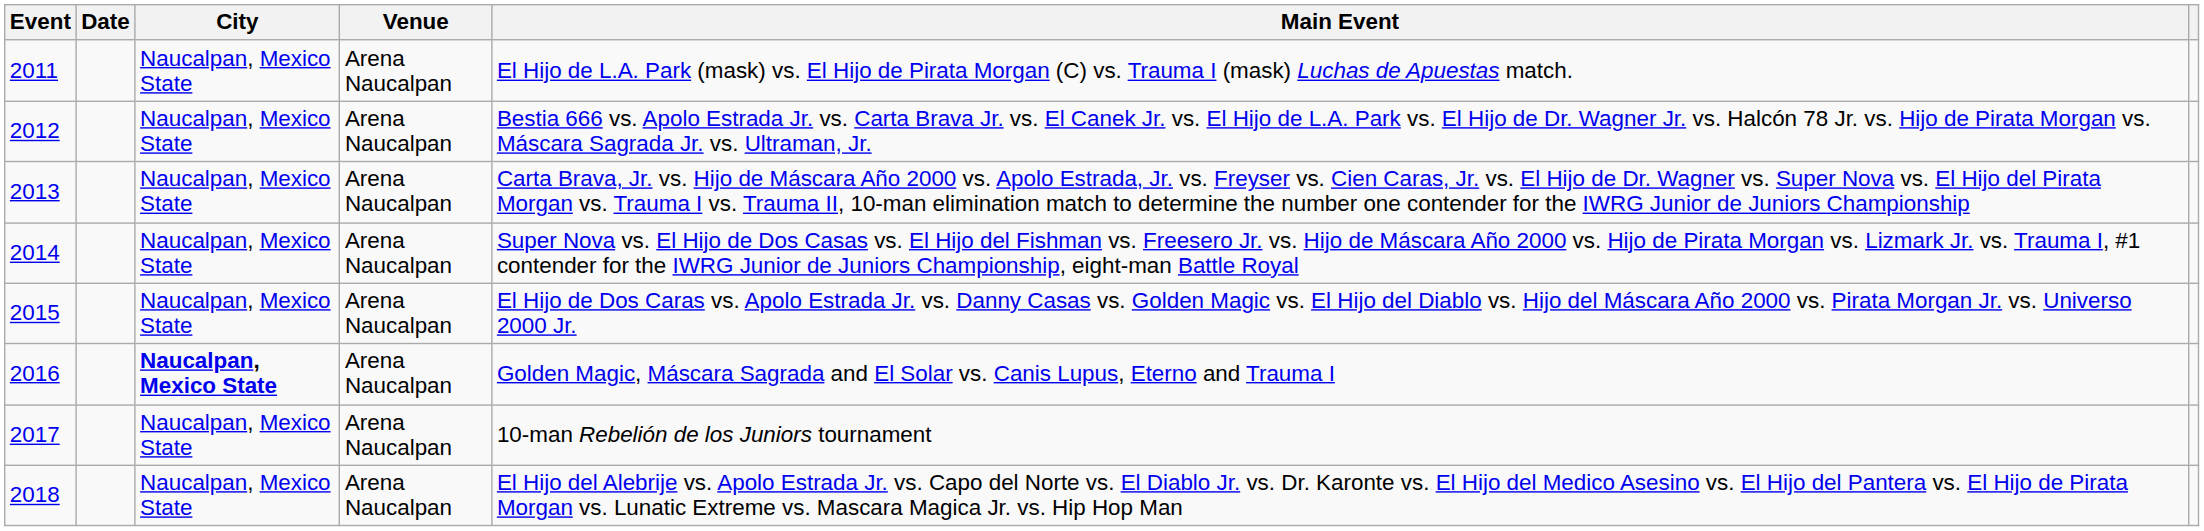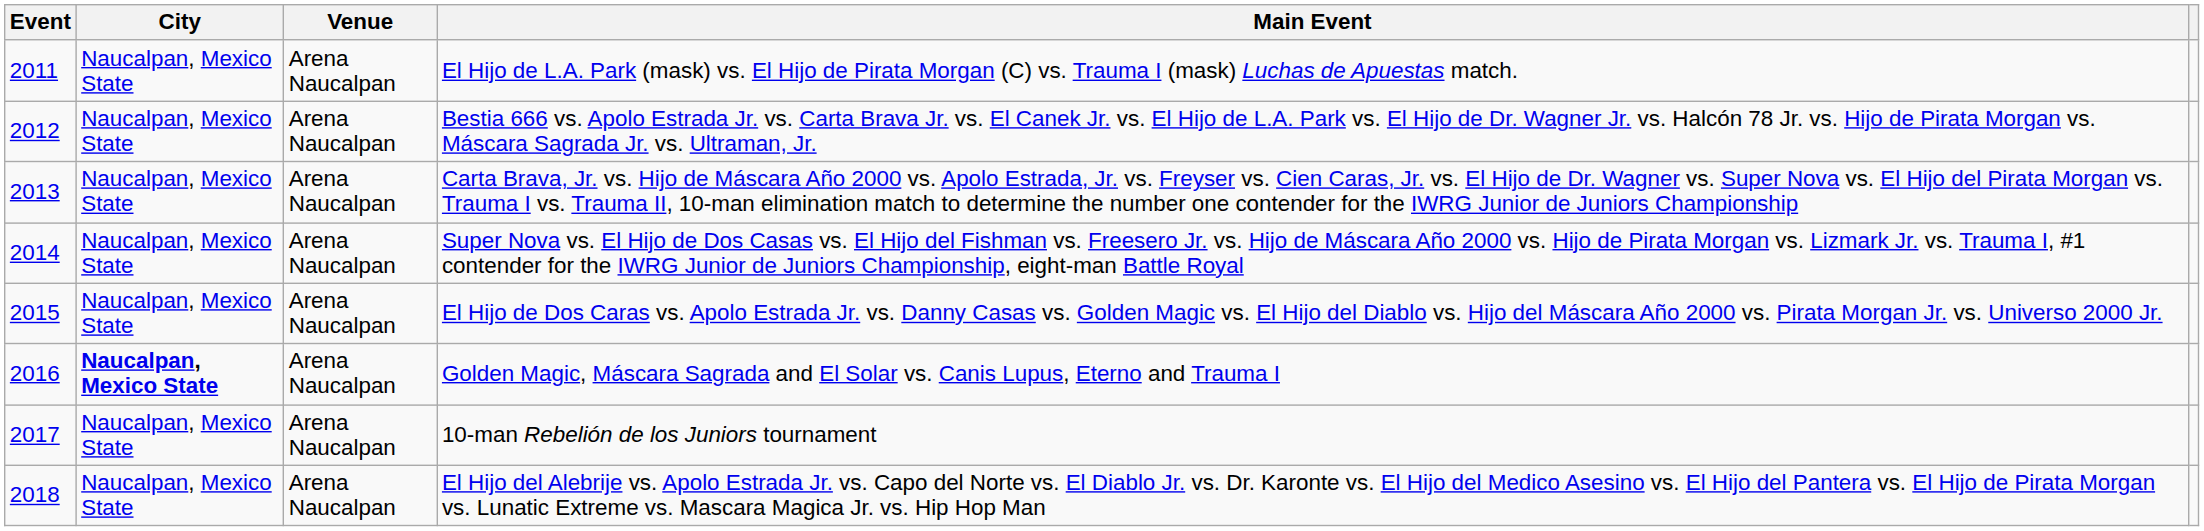- column: (105, 22)
